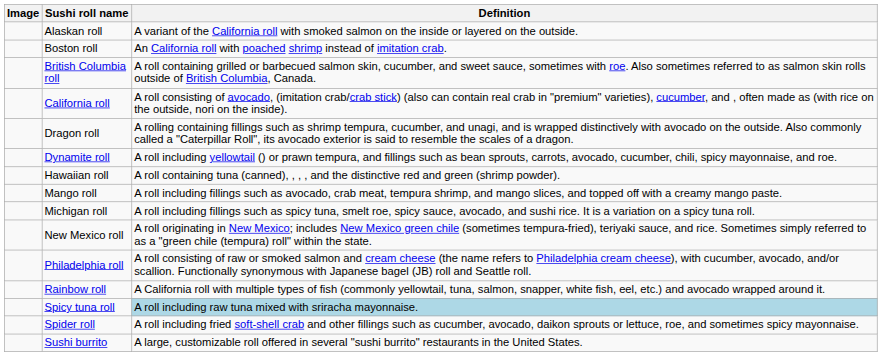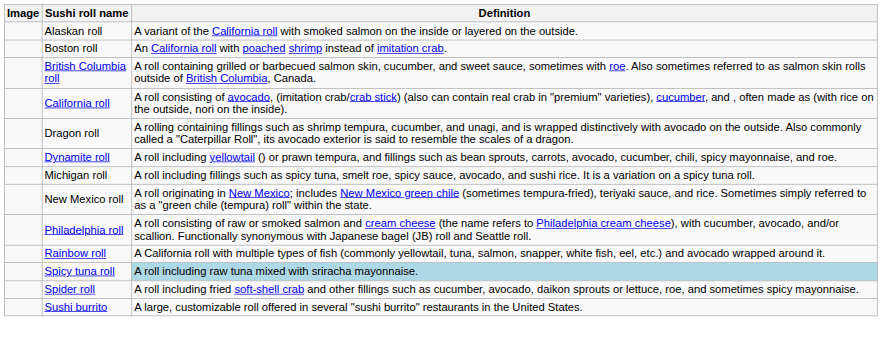- row: (77, 175)
- row: (71, 193)
